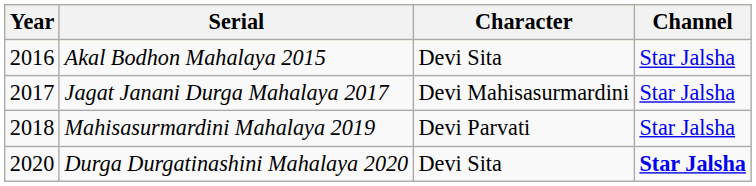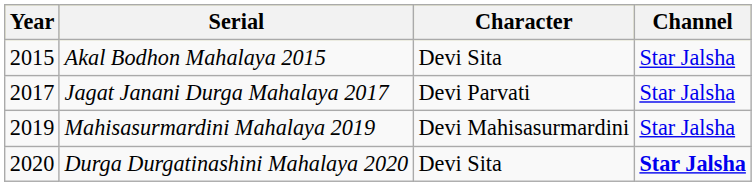(32, 57) 2016 -> (32, 57) 2015
(524, 92) Devi Mahisasurmardini -> (474, 92) Devi Parvati
(32, 127) 2018 -> (32, 127) 2019
(474, 127) Devi Parvati -> (524, 127) Devi Mahisasurmardini
